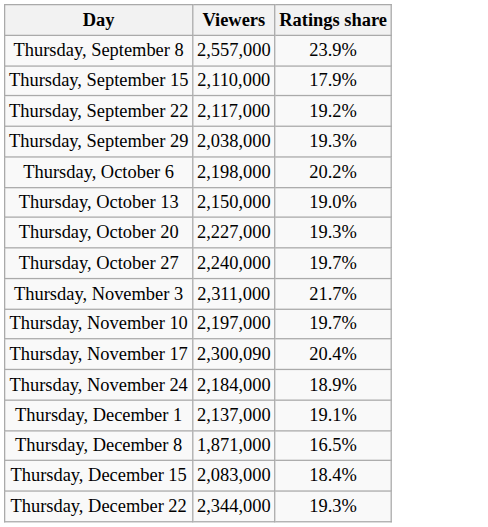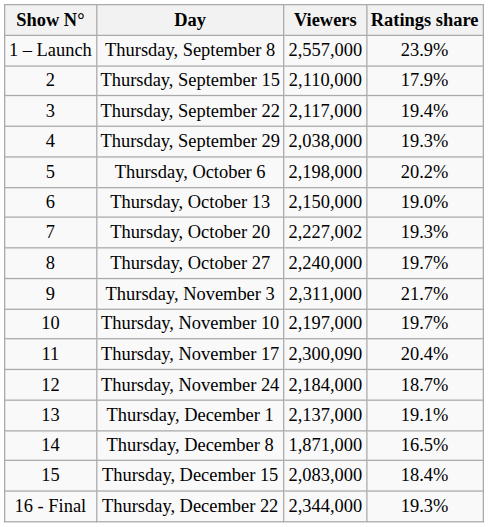+ column: (50, 20)
(333, 111) 19.2% -> (425, 111) 19.4%
(234, 232) 2,227,000 -> (325, 232) 2,227,002
(333, 384) 18.9% -> (425, 384) 18.7%
